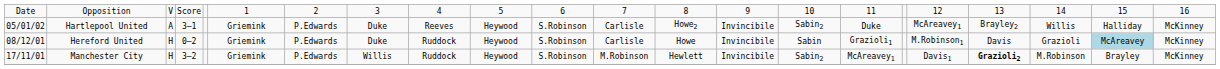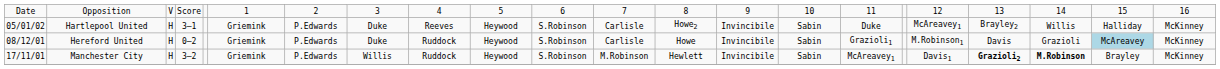(171, 26) A -> (171, 26) H
(809, 26) Sabin2 -> (809, 26) Sabin
(809, 57) Sabin2 -> (809, 57) Sabin
(1061, 57) normal -> (1061, 57) bold
